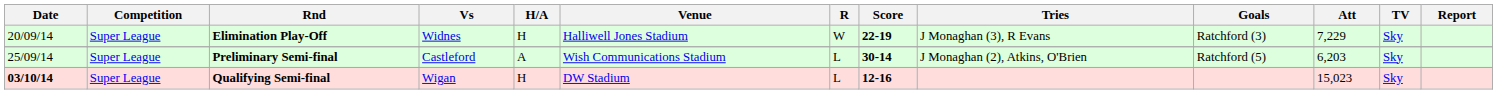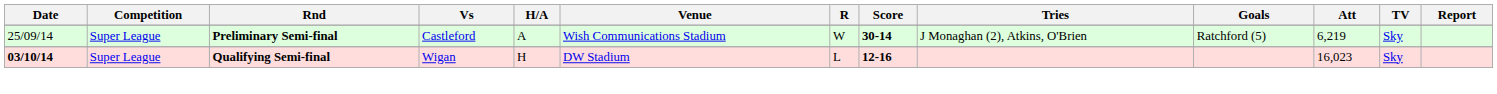- row: (270, 35)
(837, 56) L -> (839, 35) W
(1331, 56) 6,203 -> (1331, 35) 6,219
(1335, 77) 15,023 -> (1335, 56) 16,023
